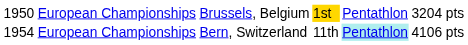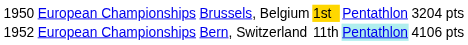(19, 32) 1954 -> (19, 32) 1952
